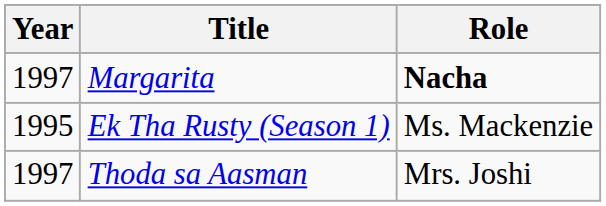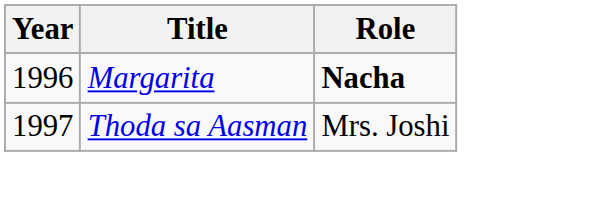(43, 77) 1997 -> (43, 77) 1996
- row: (239, 126)
